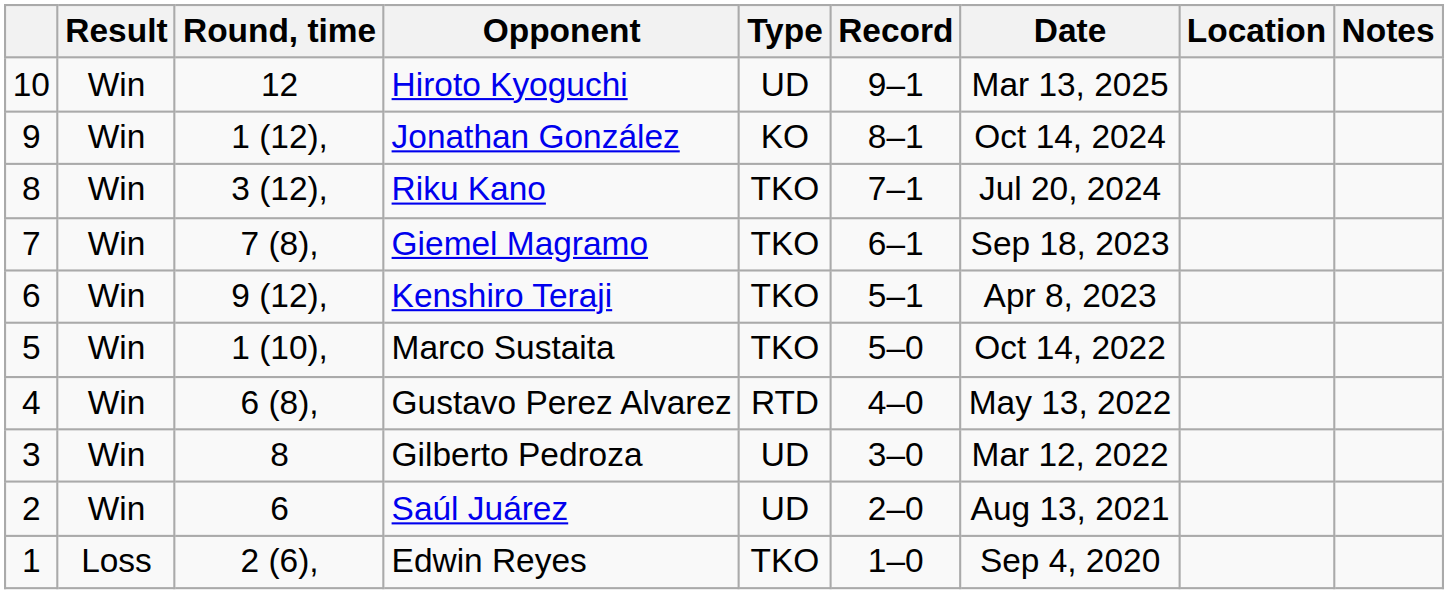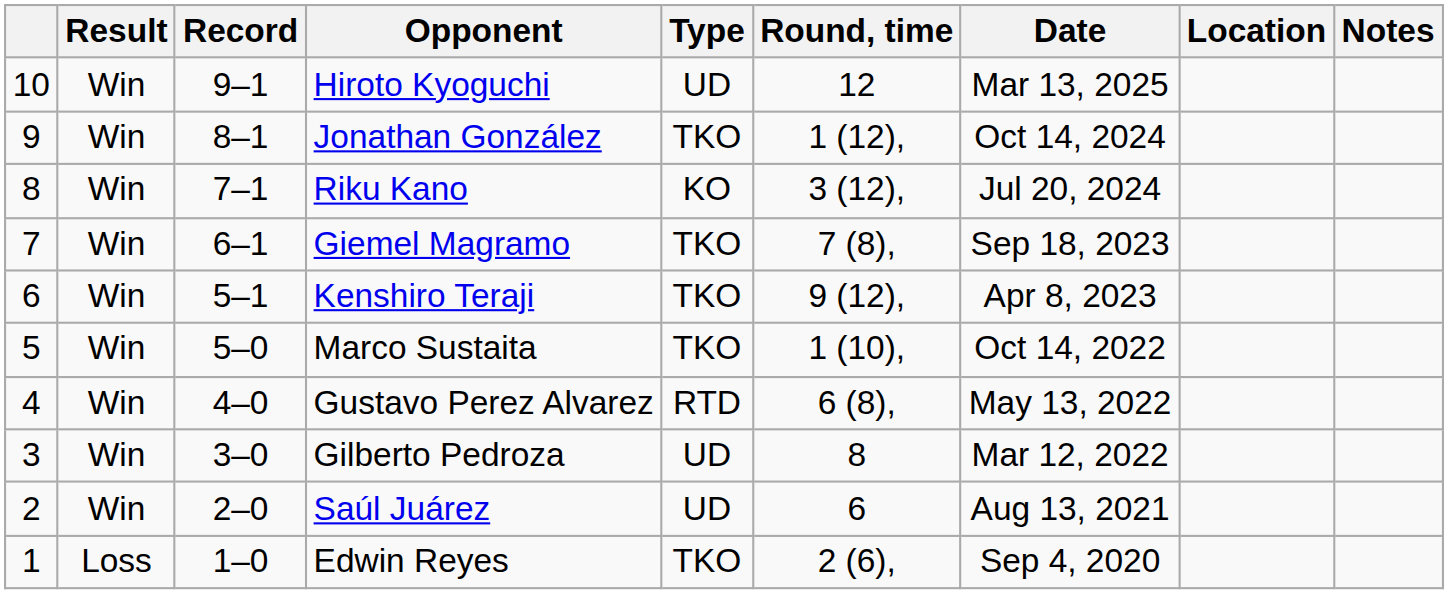columns swapped: (896, 31) <-> (280, 31)
(785, 137) KO -> (707, 137) TKO
(785, 190) TKO -> (707, 190) KO
